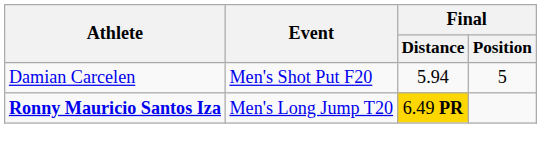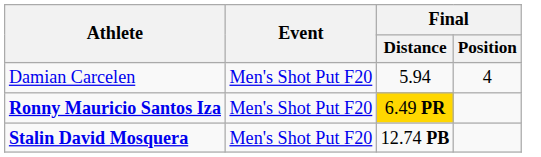(502, 78) 5 -> (487, 78) 4
(311, 108) Men's Long Jump T20 -> (301, 108) Men's Shot Put F20
+ row: (99, 137)
